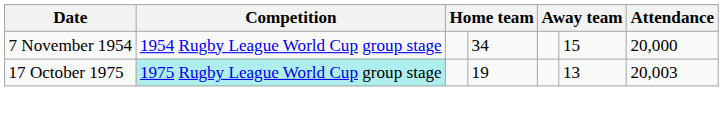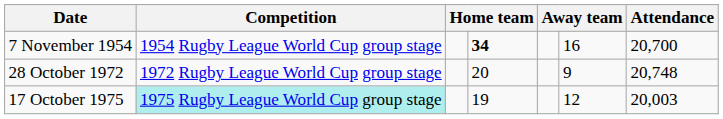(480, 45) normal -> (480, 45) bold
(571, 45) 15 -> (571, 45) 16
(654, 45) 20,000 -> (654, 45) 20,700
+ row: (66, 72)
(571, 72) 13 -> (571, 99) 12
